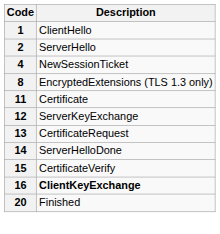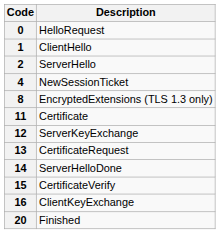+ row: (20, 30)
(90, 185) bold -> (87, 202) normal
